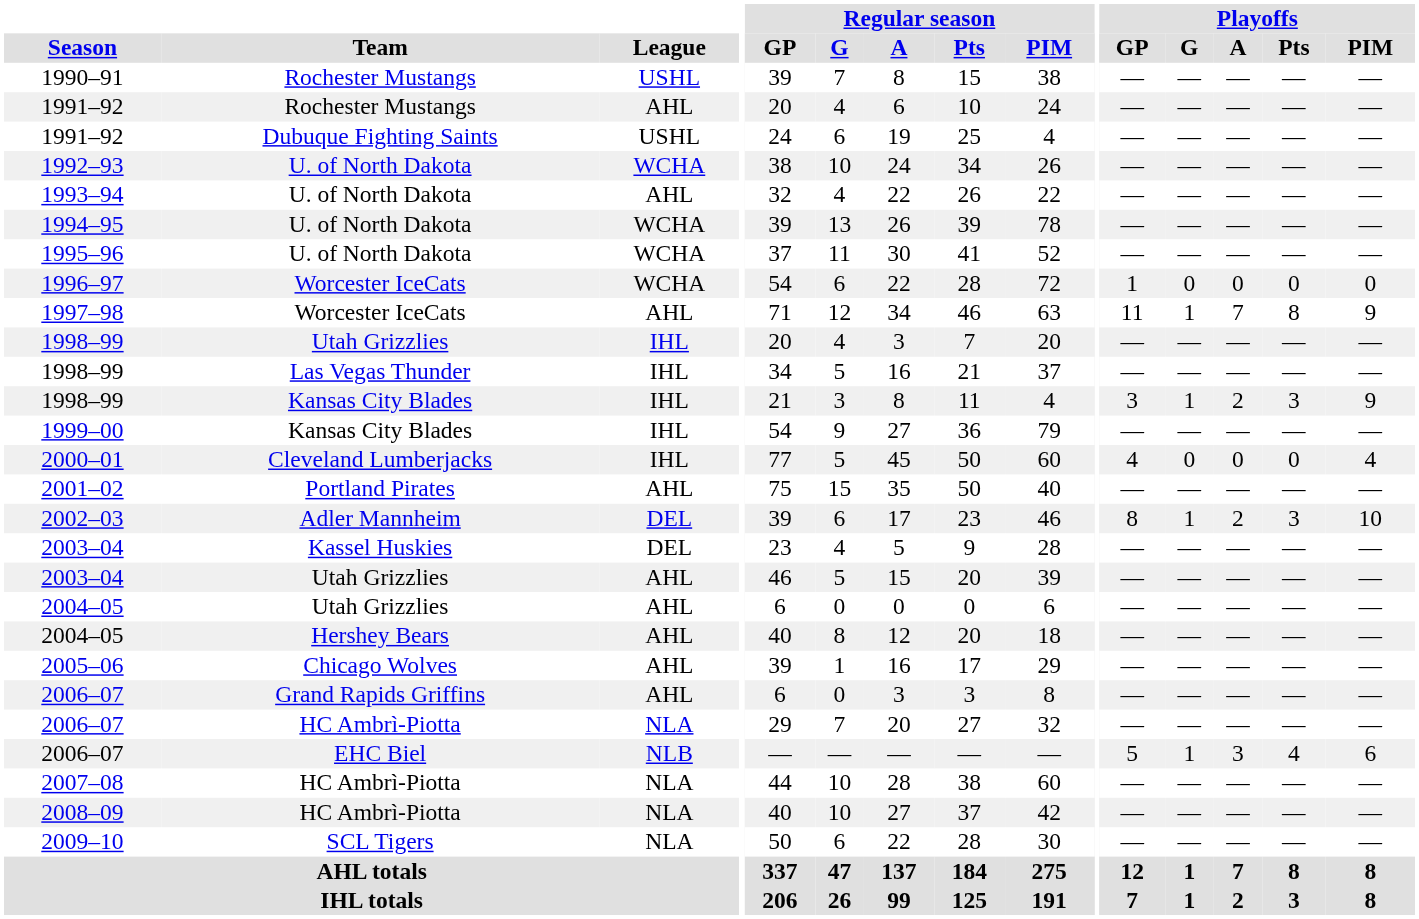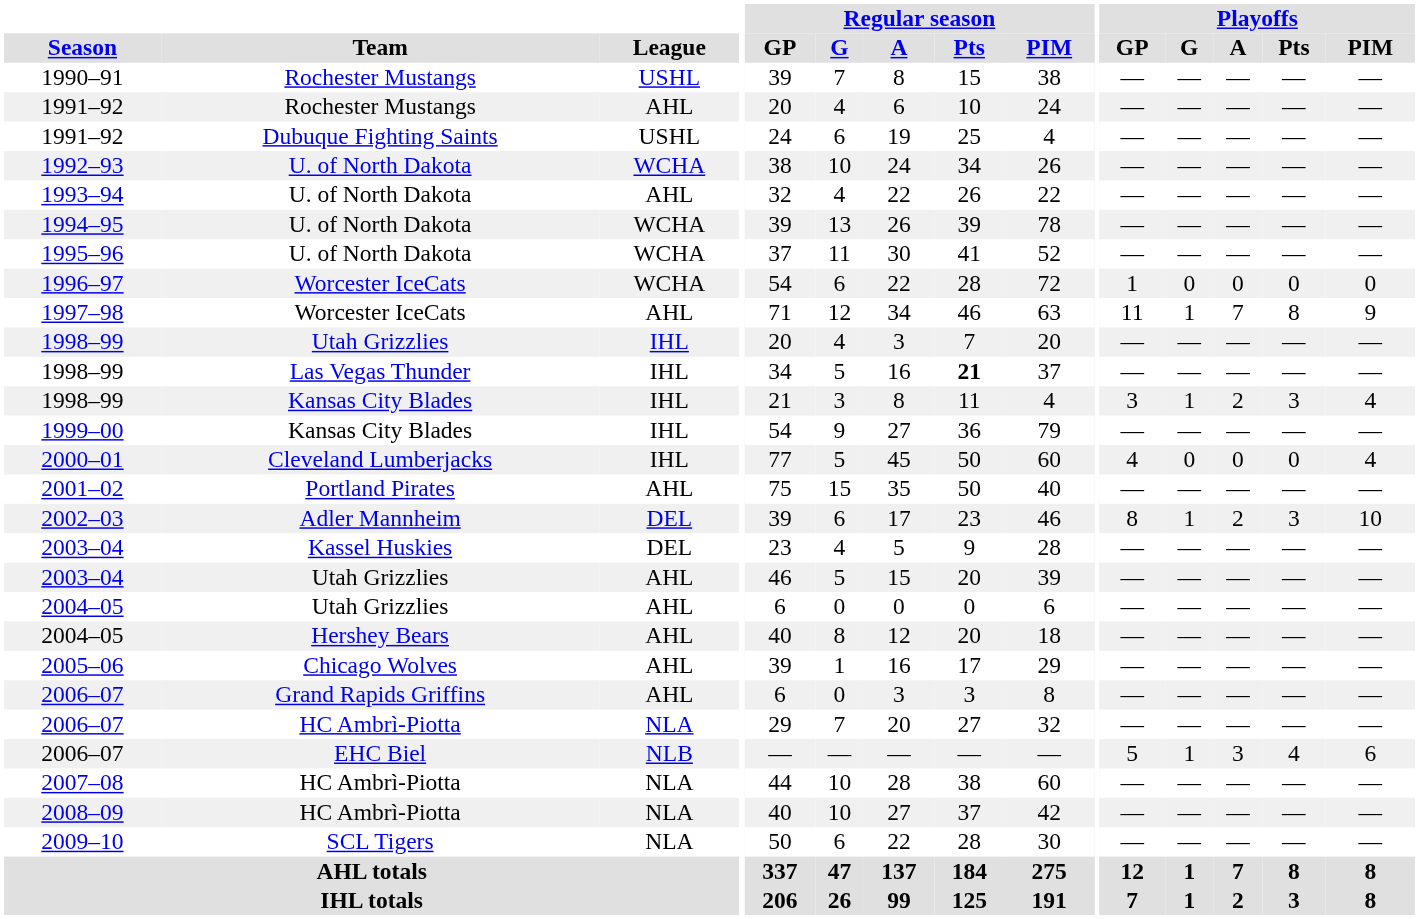(969, 371) normal -> (969, 371) bold
(1370, 400) 9 -> (1370, 400) 4
